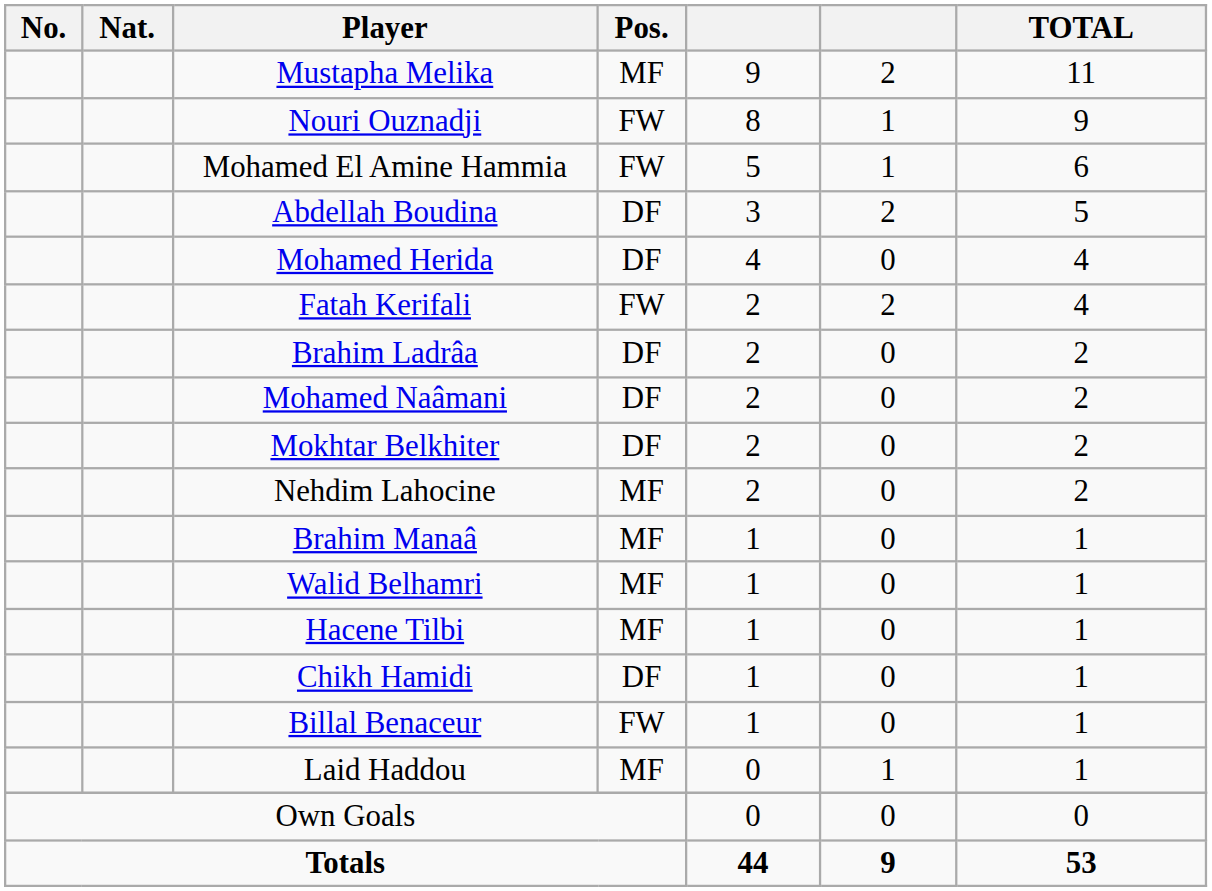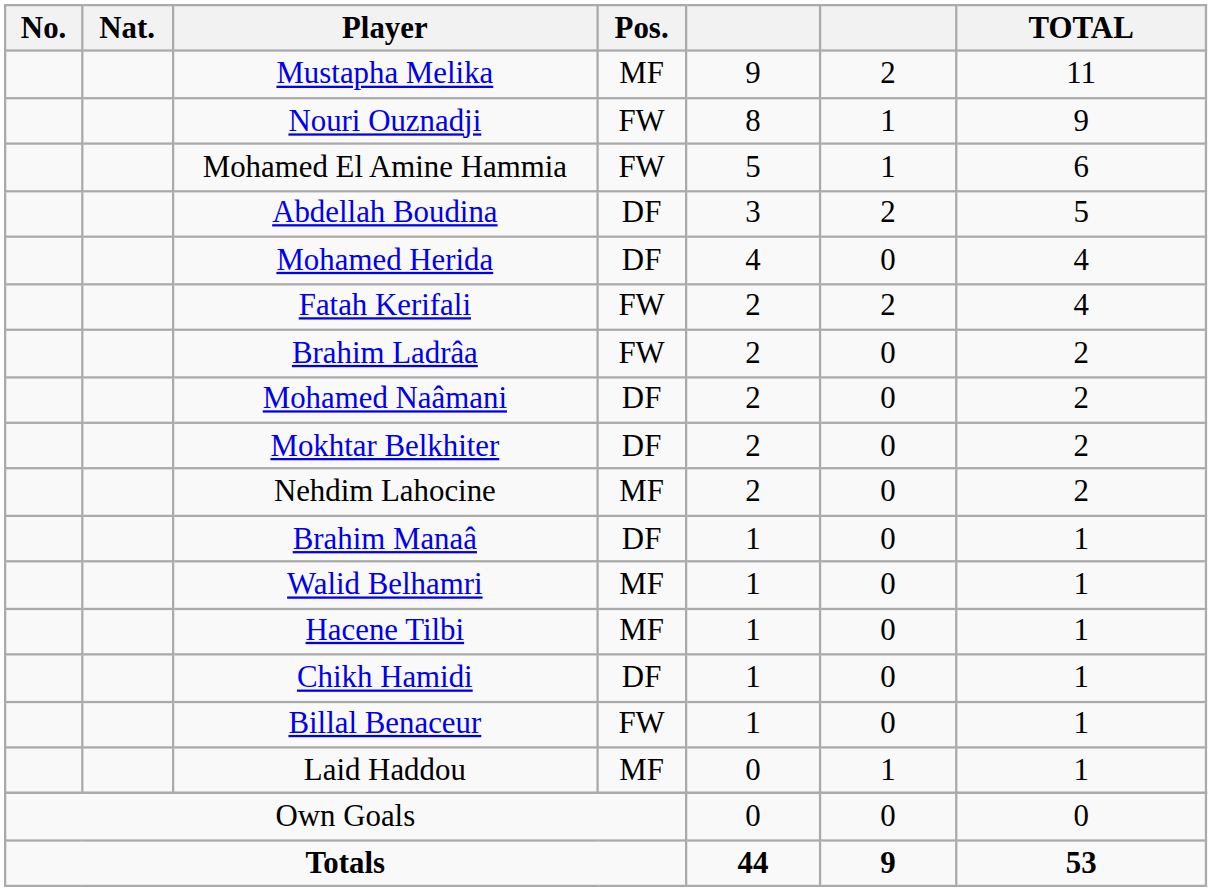(642, 352) DF -> (642, 352) FW
(642, 537) MF -> (642, 537) DF
